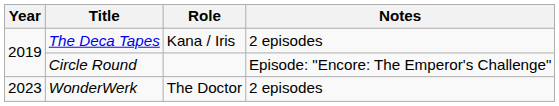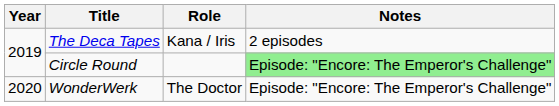(400, 64) no background -> (400, 64) lightgreen background
(25, 88) 2023 -> (25, 88) 2020
(286, 88) 2 episodes -> (400, 88) Episode: "Encore: The Emperor's Challenge"
